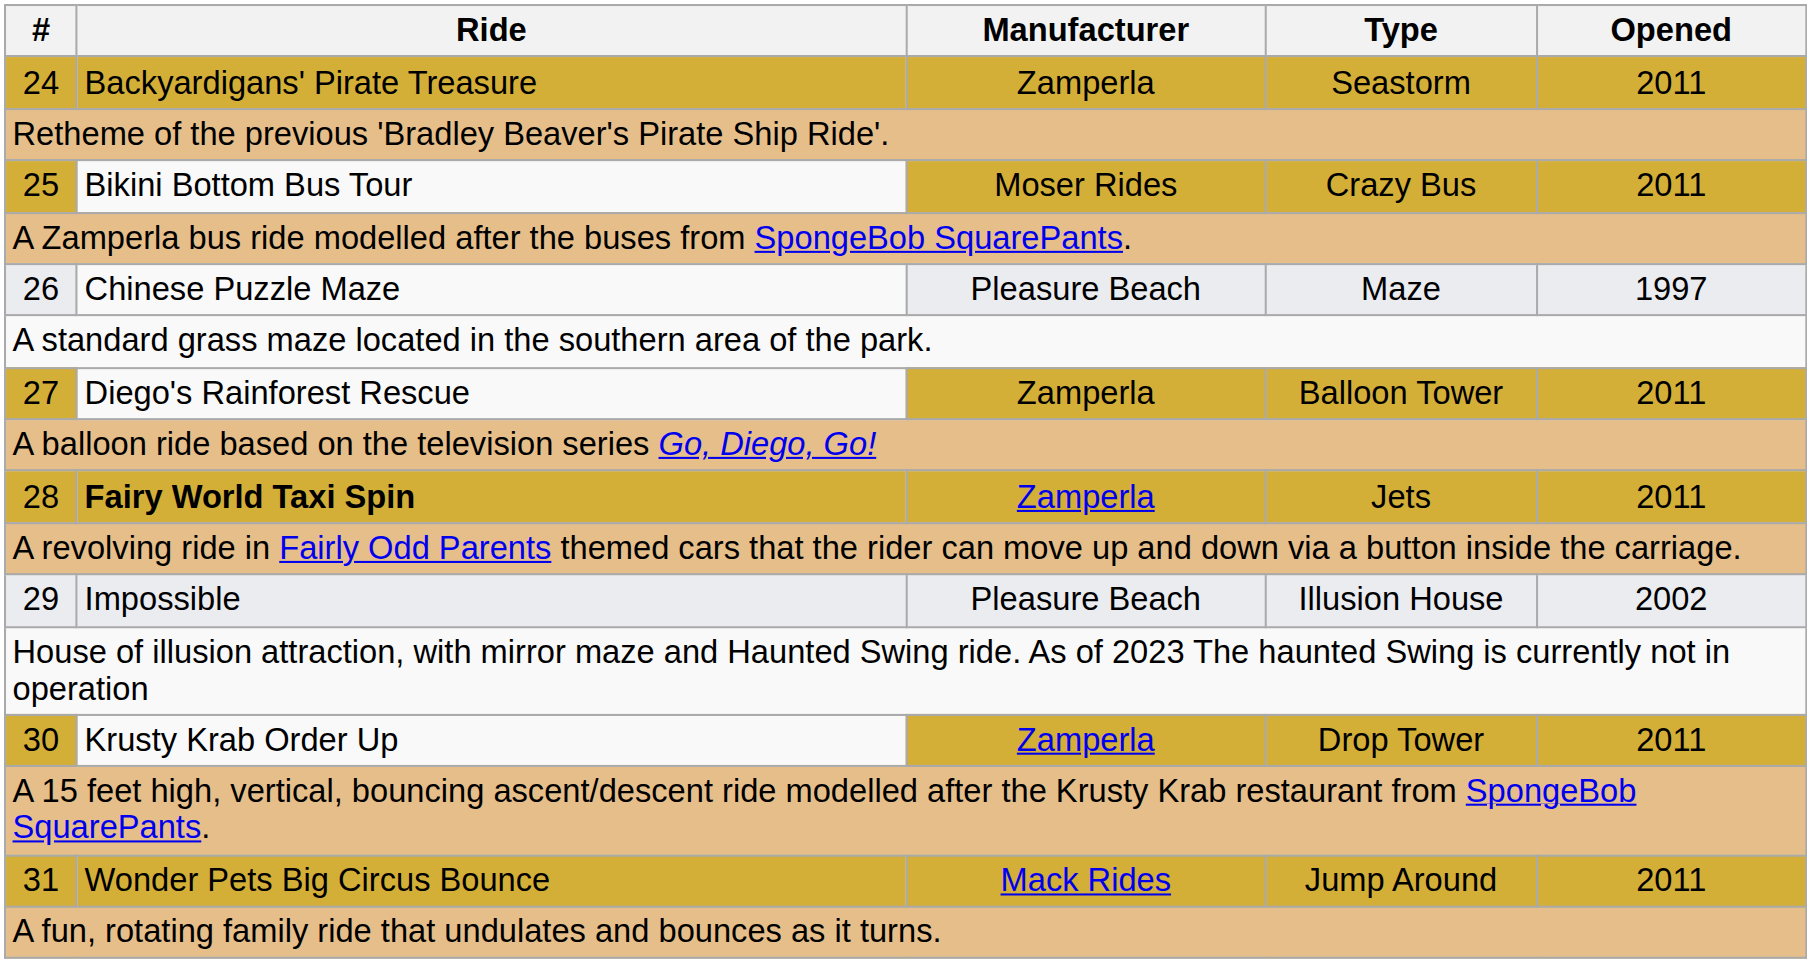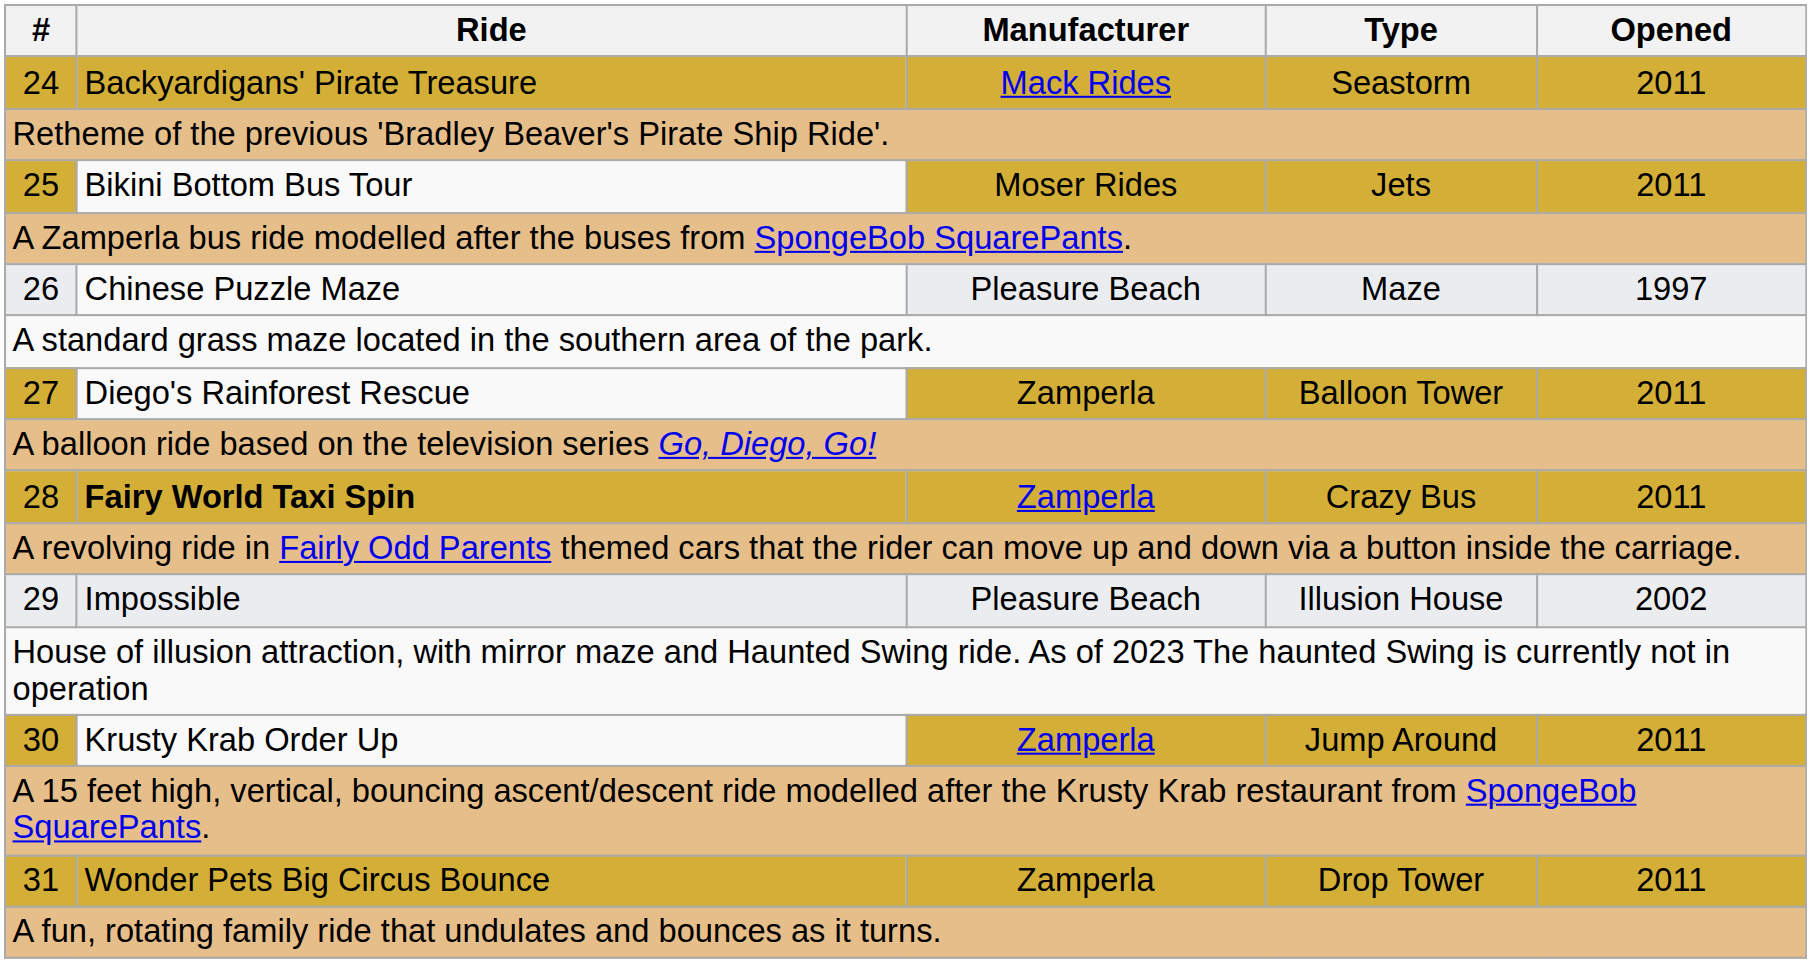(1086, 82) Zamperla -> (1086, 82) Mack Rides
(1401, 185) Crazy Bus -> (1401, 185) Jets
(1401, 496) Jets -> (1401, 496) Crazy Bus
(1401, 740) Drop Tower -> (1401, 740) Jump Around
(1086, 880) Mack Rides -> (1086, 880) Zamperla
(1401, 880) Jump Around -> (1401, 880) Drop Tower
